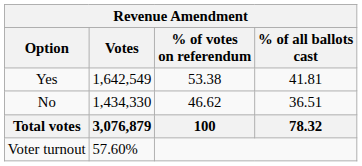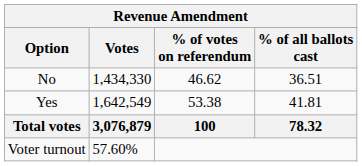rows swapped: (47, 79) <-> (47, 102)
